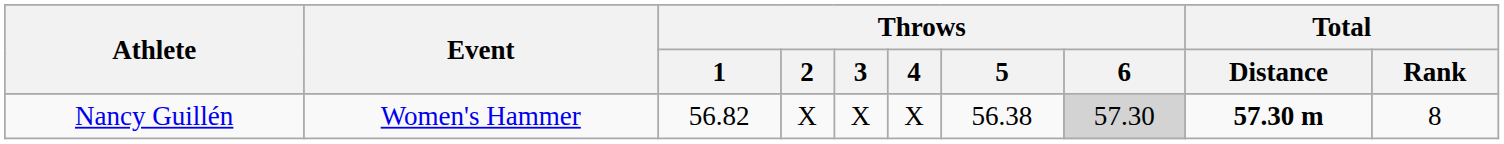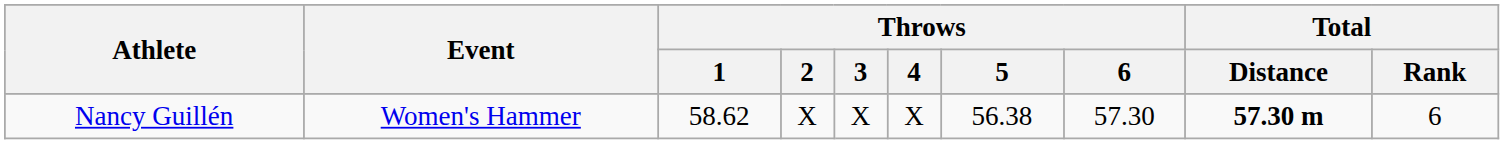(719, 116) 56.82 -> (719, 116) 58.62
(1124, 116) lightgrey background -> (1124, 116) no background
(1435, 116) 8 -> (1435, 116) 6
